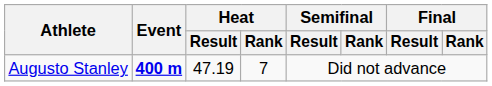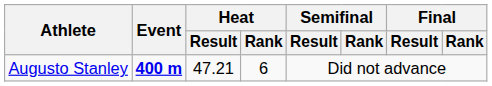(213, 68) 47.19 -> (213, 68) 47.21
(264, 68) 7 -> (264, 68) 6
